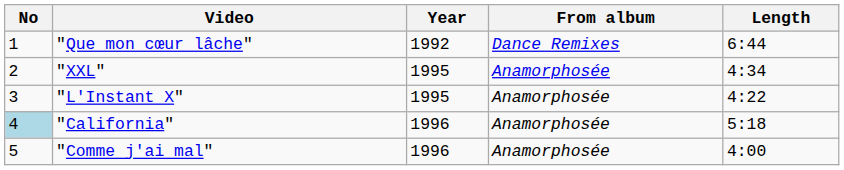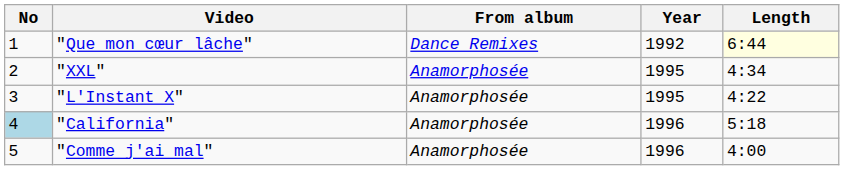columns swapped: (606, 18) <-> (447, 18)
(747, 45) no background -> (747, 45) lightyellow background
